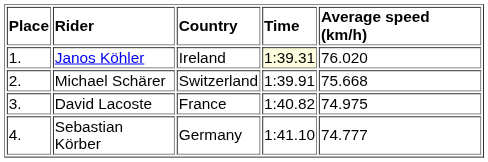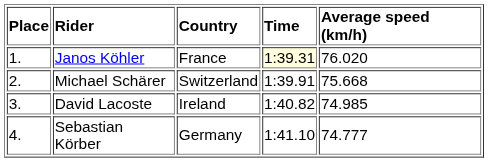(202, 57) Ireland -> (203, 57) France
(203, 103) France -> (202, 103) Ireland
(344, 103) 74.975 -> (344, 103) 74.985
